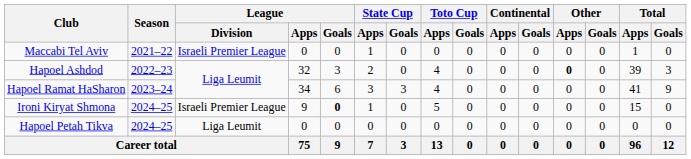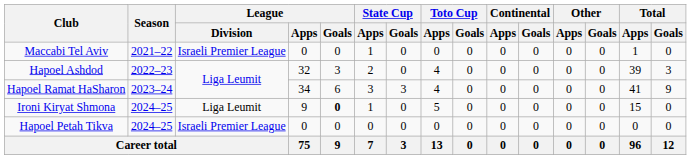(569, 70) bold -> (569, 70) normal
(232, 107) Israeli Premier League -> (232, 107) Liga Leumit
(232, 126) Liga Leumit -> (232, 126) Israeli Premier League
